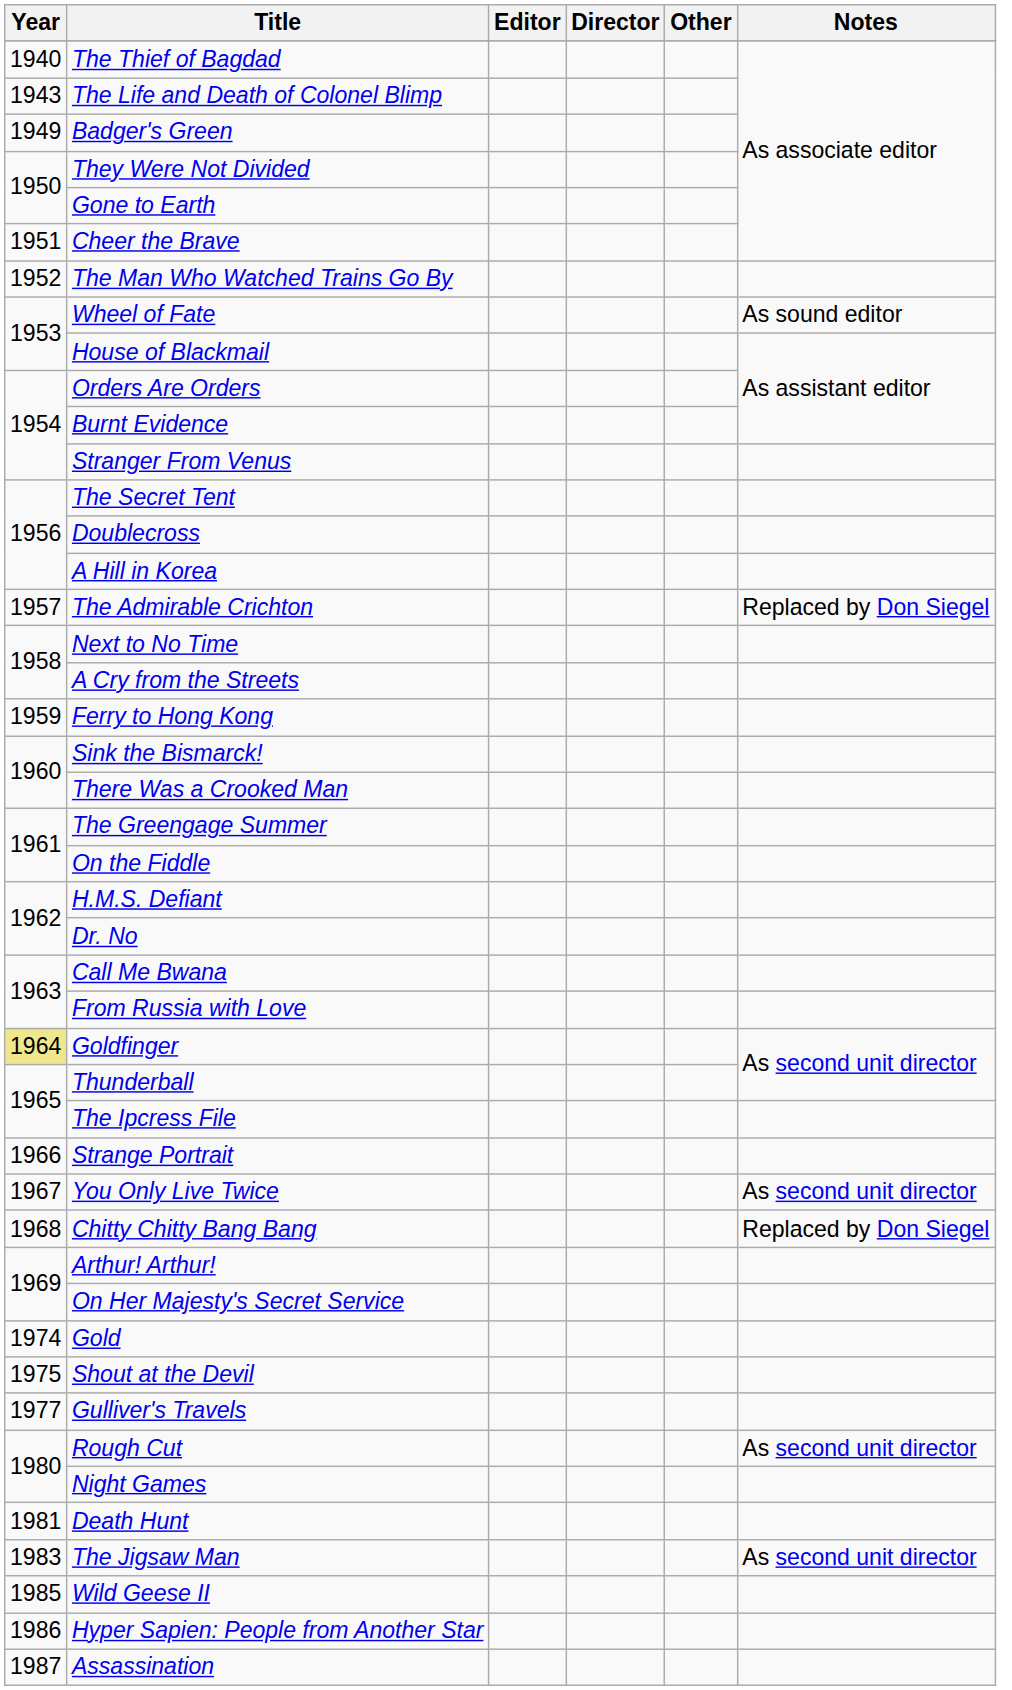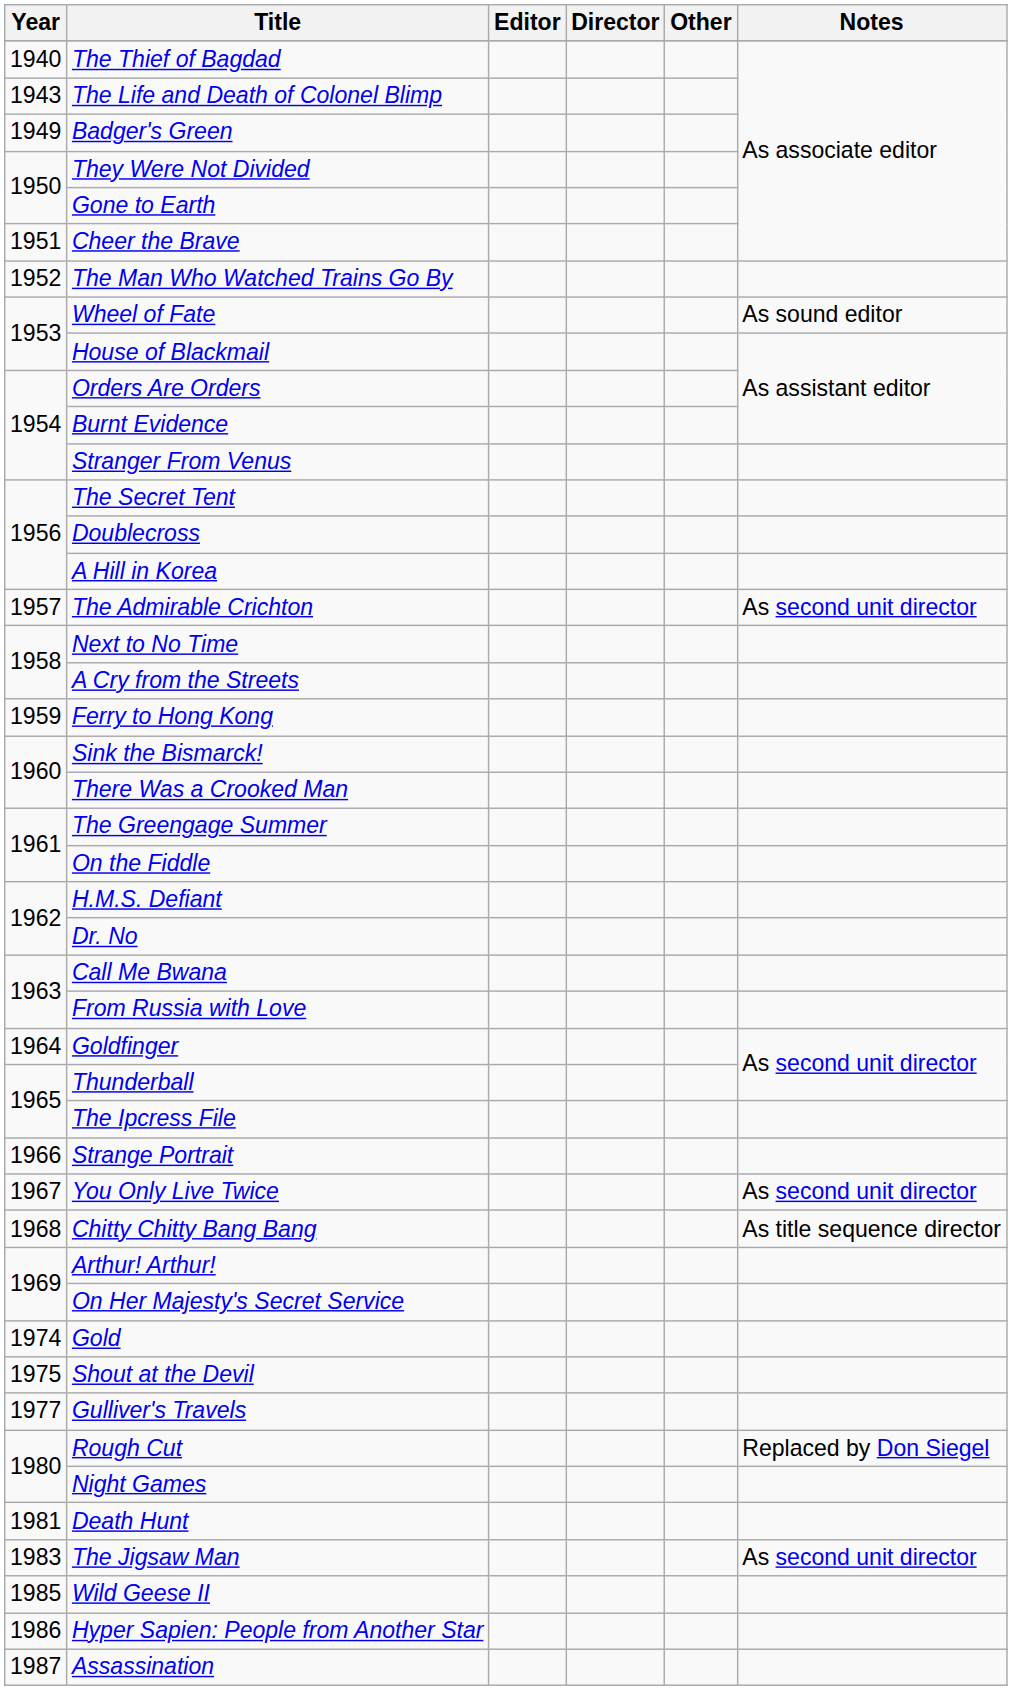(866, 607) Replaced by Don Siegel -> (859, 607) As second unit director
(36, 1045) khaki background -> (36, 1045) no background
(866, 1228) Replaced by Don Siegel -> (872, 1228) As title sequence director
(859, 1447) As second unit director -> (866, 1447) Replaced by Don Siegel
